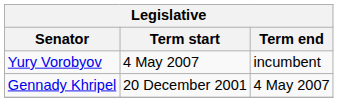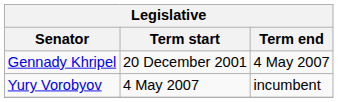rows swapped: (62, 85) <-> (55, 62)
